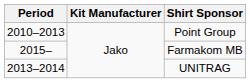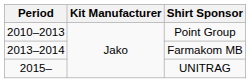(36, 50) 2015– -> (36, 50) 2013–2014
(36, 68) 2013–2014 -> (36, 68) 2015–
